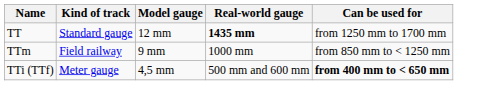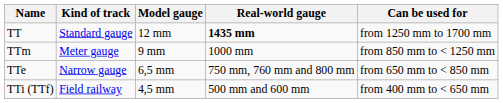(91, 51) Field railway -> (89, 51) Meter gauge
+ row: (17, 70)
(89, 70) Meter gauge -> (91, 88) Field railway
(382, 70) bold -> (424, 88) normal
